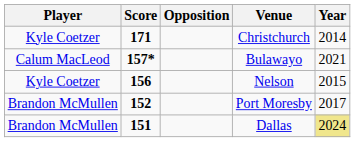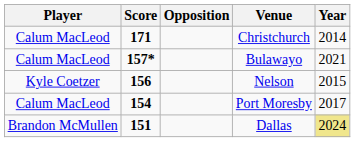(63, 37) Kyle Coetzer -> (63, 37) Calum MacLeod
(63, 103) Brandon McMullen -> (63, 103) Calum MacLeod
(141, 103) 152 -> (141, 103) 154
